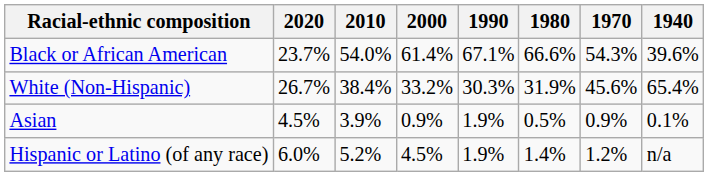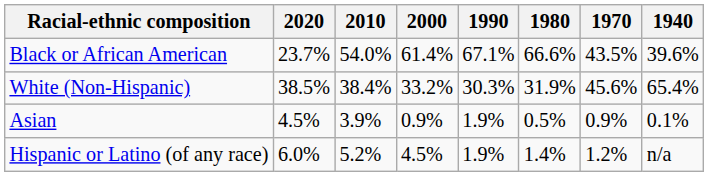(611, 54) 54.3% -> (611, 54) 43.5%
(304, 88) 26.7% -> (304, 88) 38.5%
